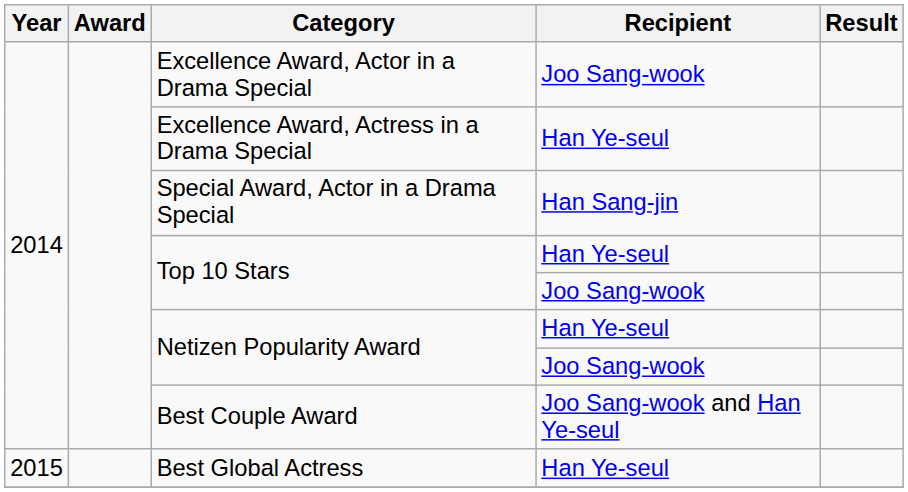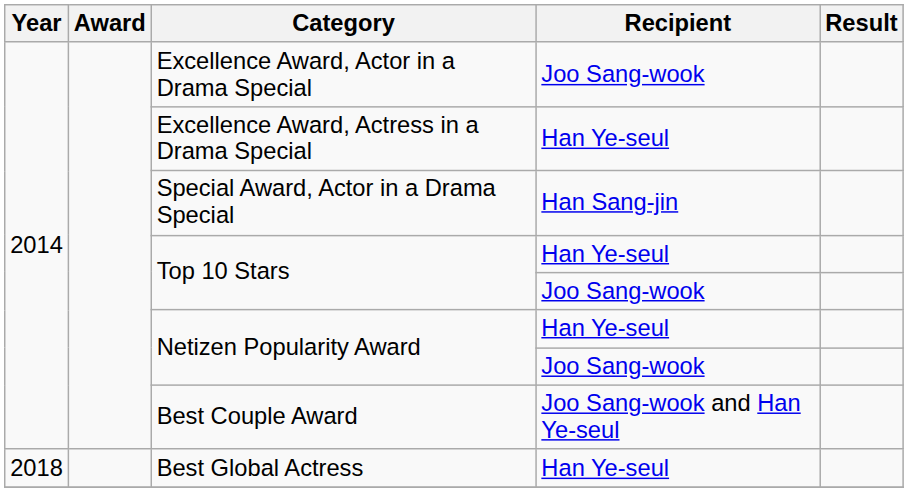(37, 467) 2015 -> (37, 467) 2018
